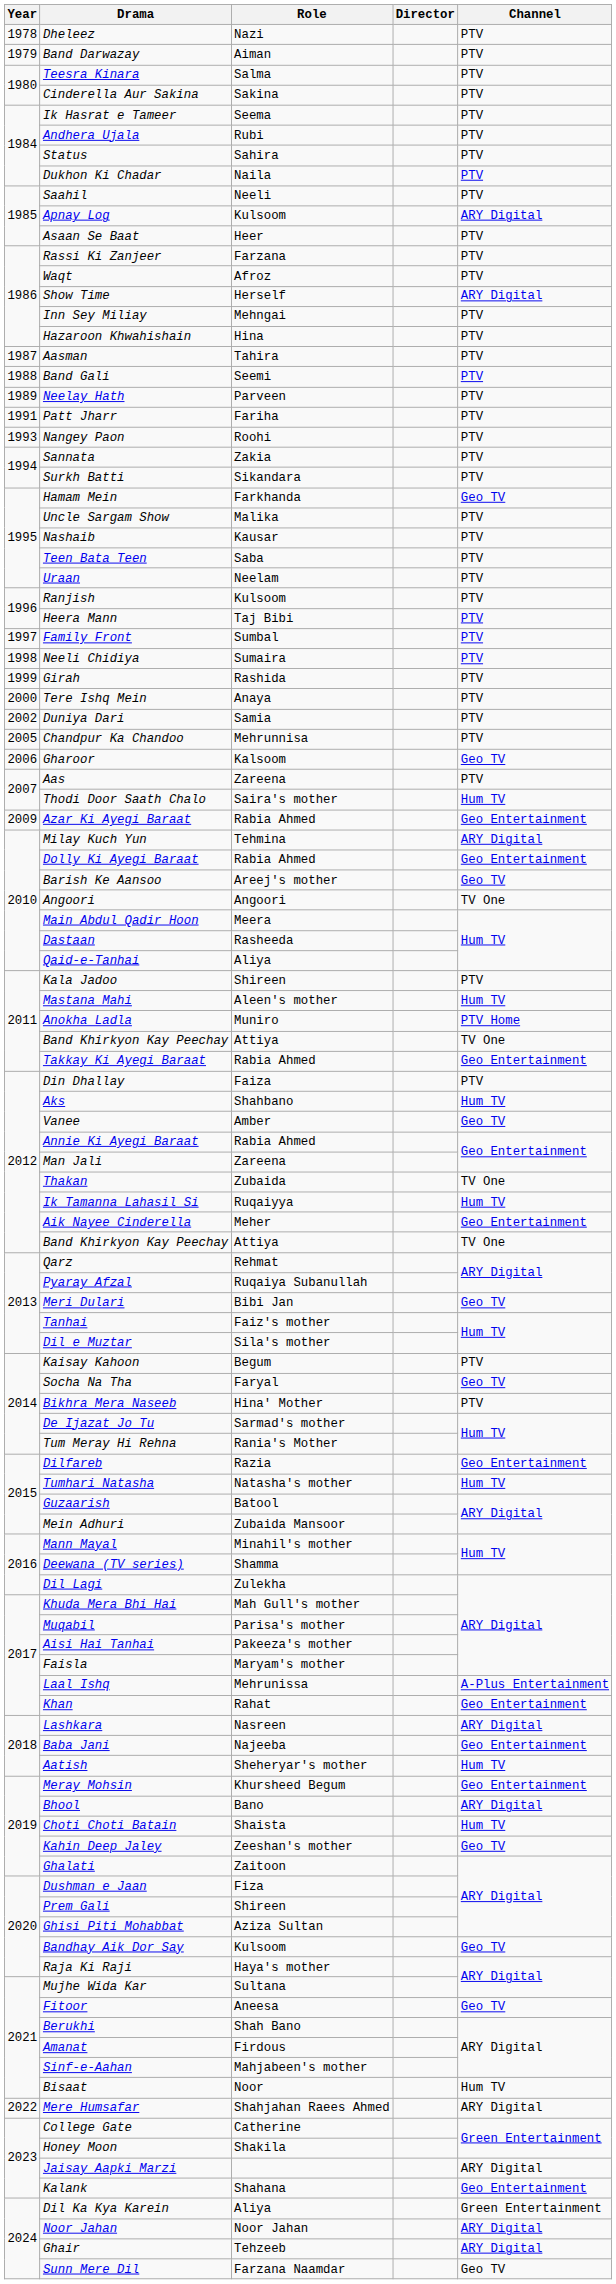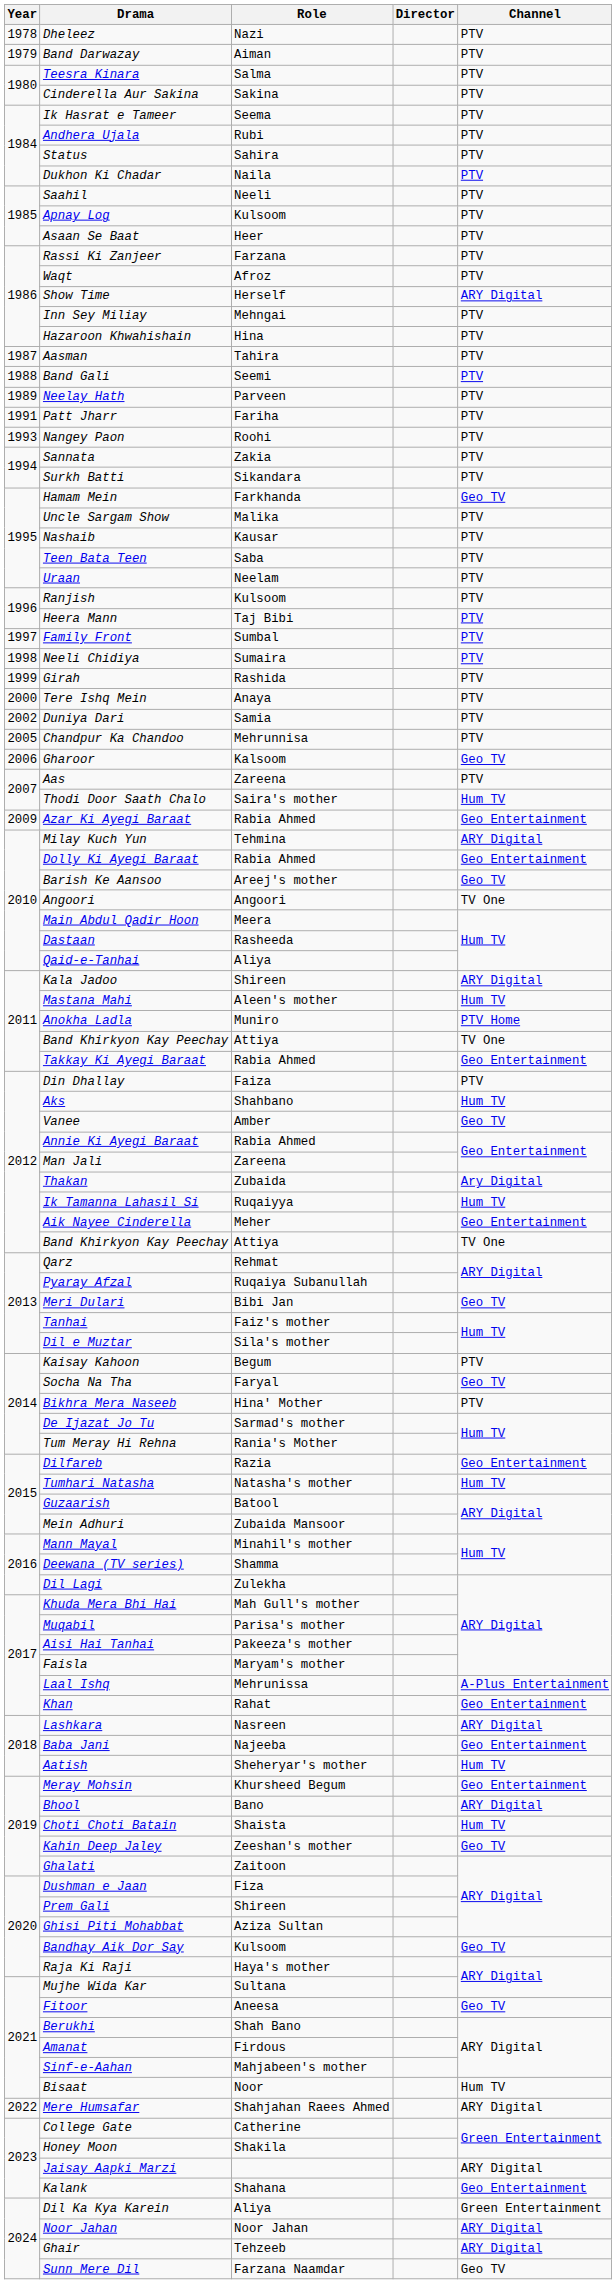(502, 216) ARY Digital -> (472, 216) PTV
(472, 981) PTV -> (502, 981) ARY Digital
(483, 1182) TV One -> (502, 1182) Ary Digital
